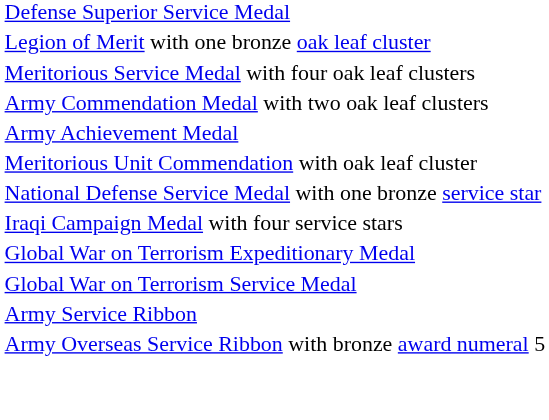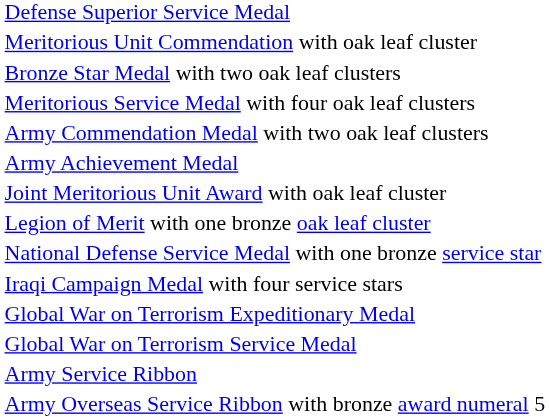rows swapped: (218, 42) <-> (241, 162)
+ row: (203, 72)
+ row: (225, 193)
